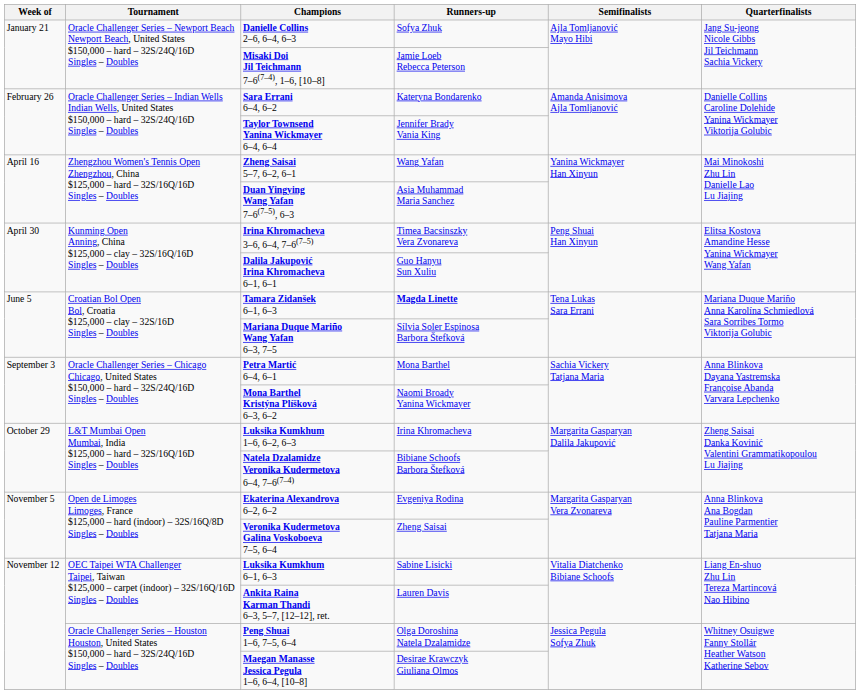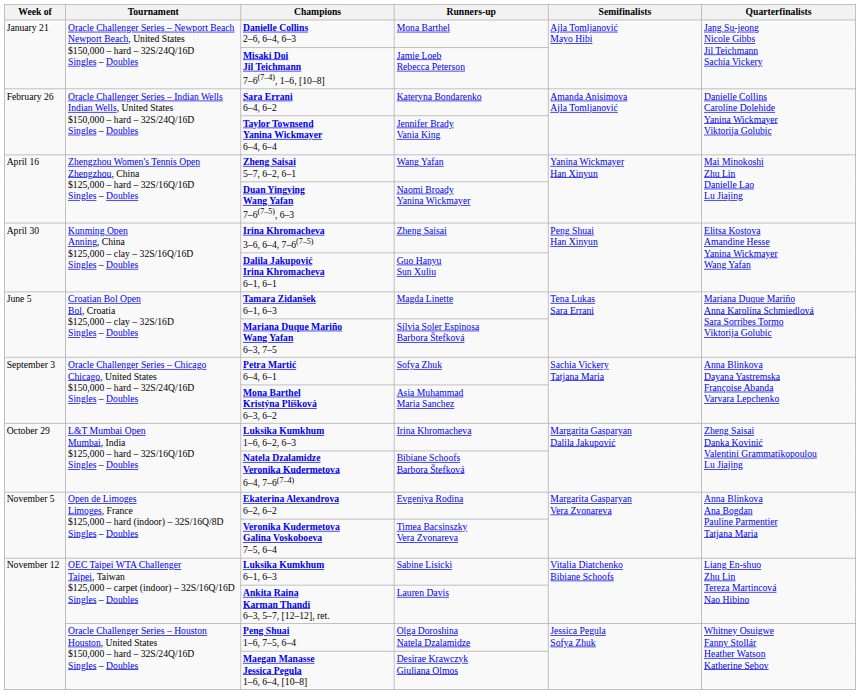(419, 27) Sofya Zhuk -> (423, 27) Mona Barthel
(430, 195) Asia Muhammad Maria Sanchez -> (434, 195) Naomi Broady Yanina Wickmayer
(432, 236) Timea Bacsinszky Vera Zvonareva -> (422, 230) Zheng Saisai
(427, 299) bold -> (425, 299) normal
(423, 365) Mona Barthel -> (419, 365) Sofya Zhuk
(434, 398) Naomi Broady Yanina Wickmayer -> (430, 398) Asia Muhammad Maria Sanchez
(422, 526) Zheng Saisai -> (432, 532) Timea Bacsinszky Vera Zvonareva
